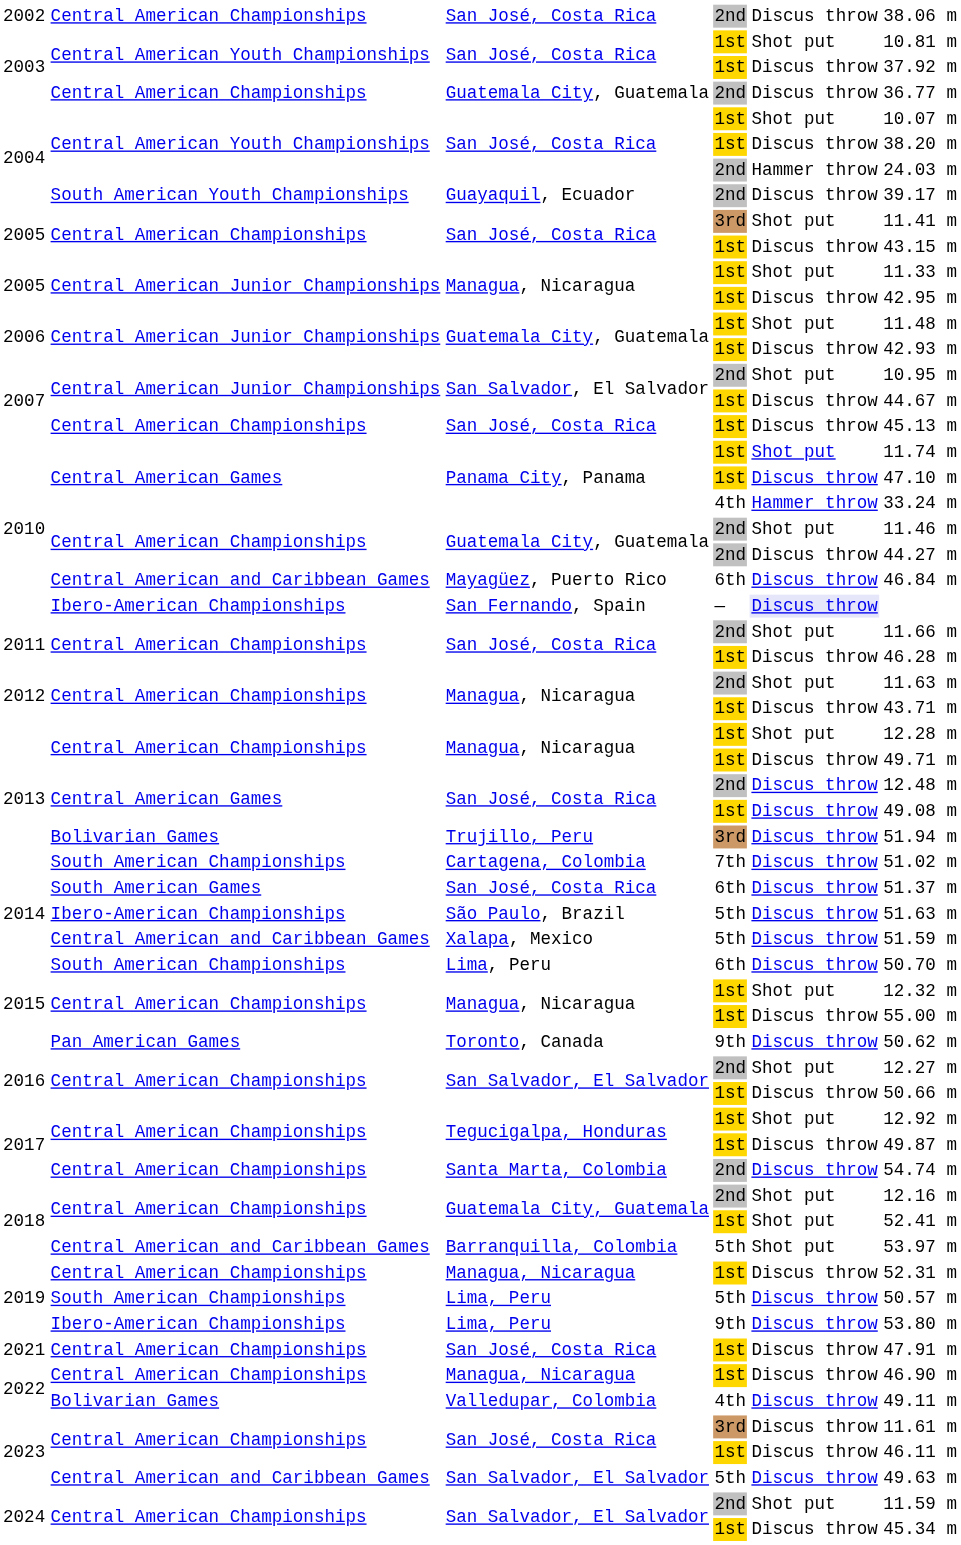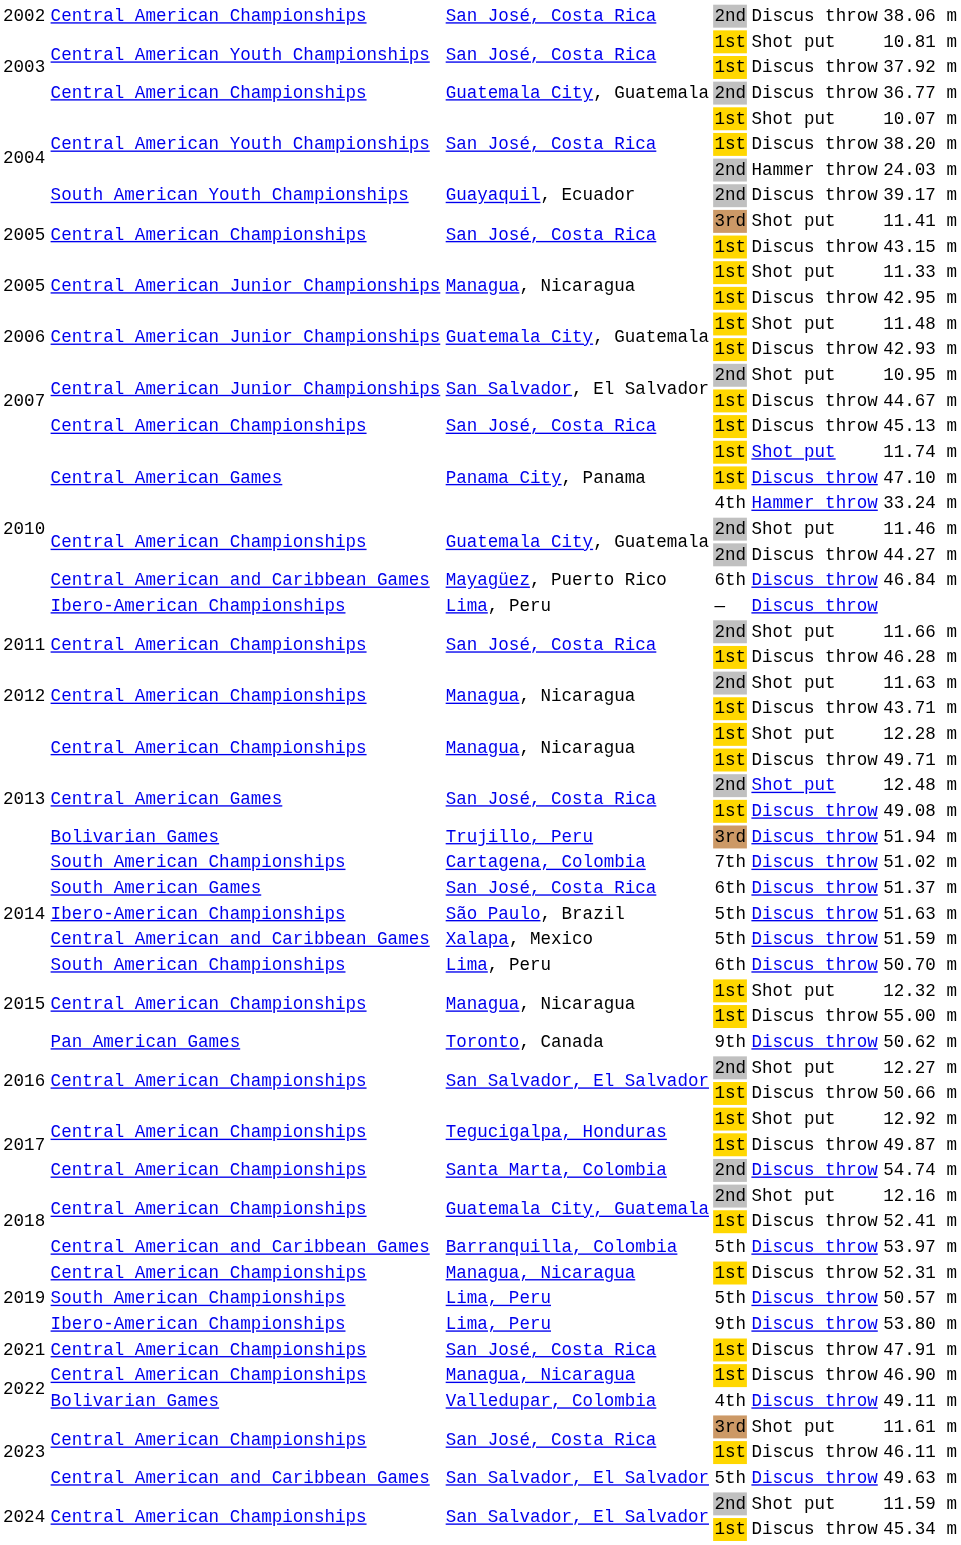(546, 606) San Fernando, Spain -> (498, 606) Lima, Peru
(815, 606) lavender background -> (815, 606) no background
(815, 786) Discus throw -> (794, 786) Shot put
(794, 1222) Shot put -> (815, 1222) Discus throw
(794, 1247) Shot put -> (815, 1247) Discus throw
(815, 1427) Discus throw -> (794, 1427) Shot put
